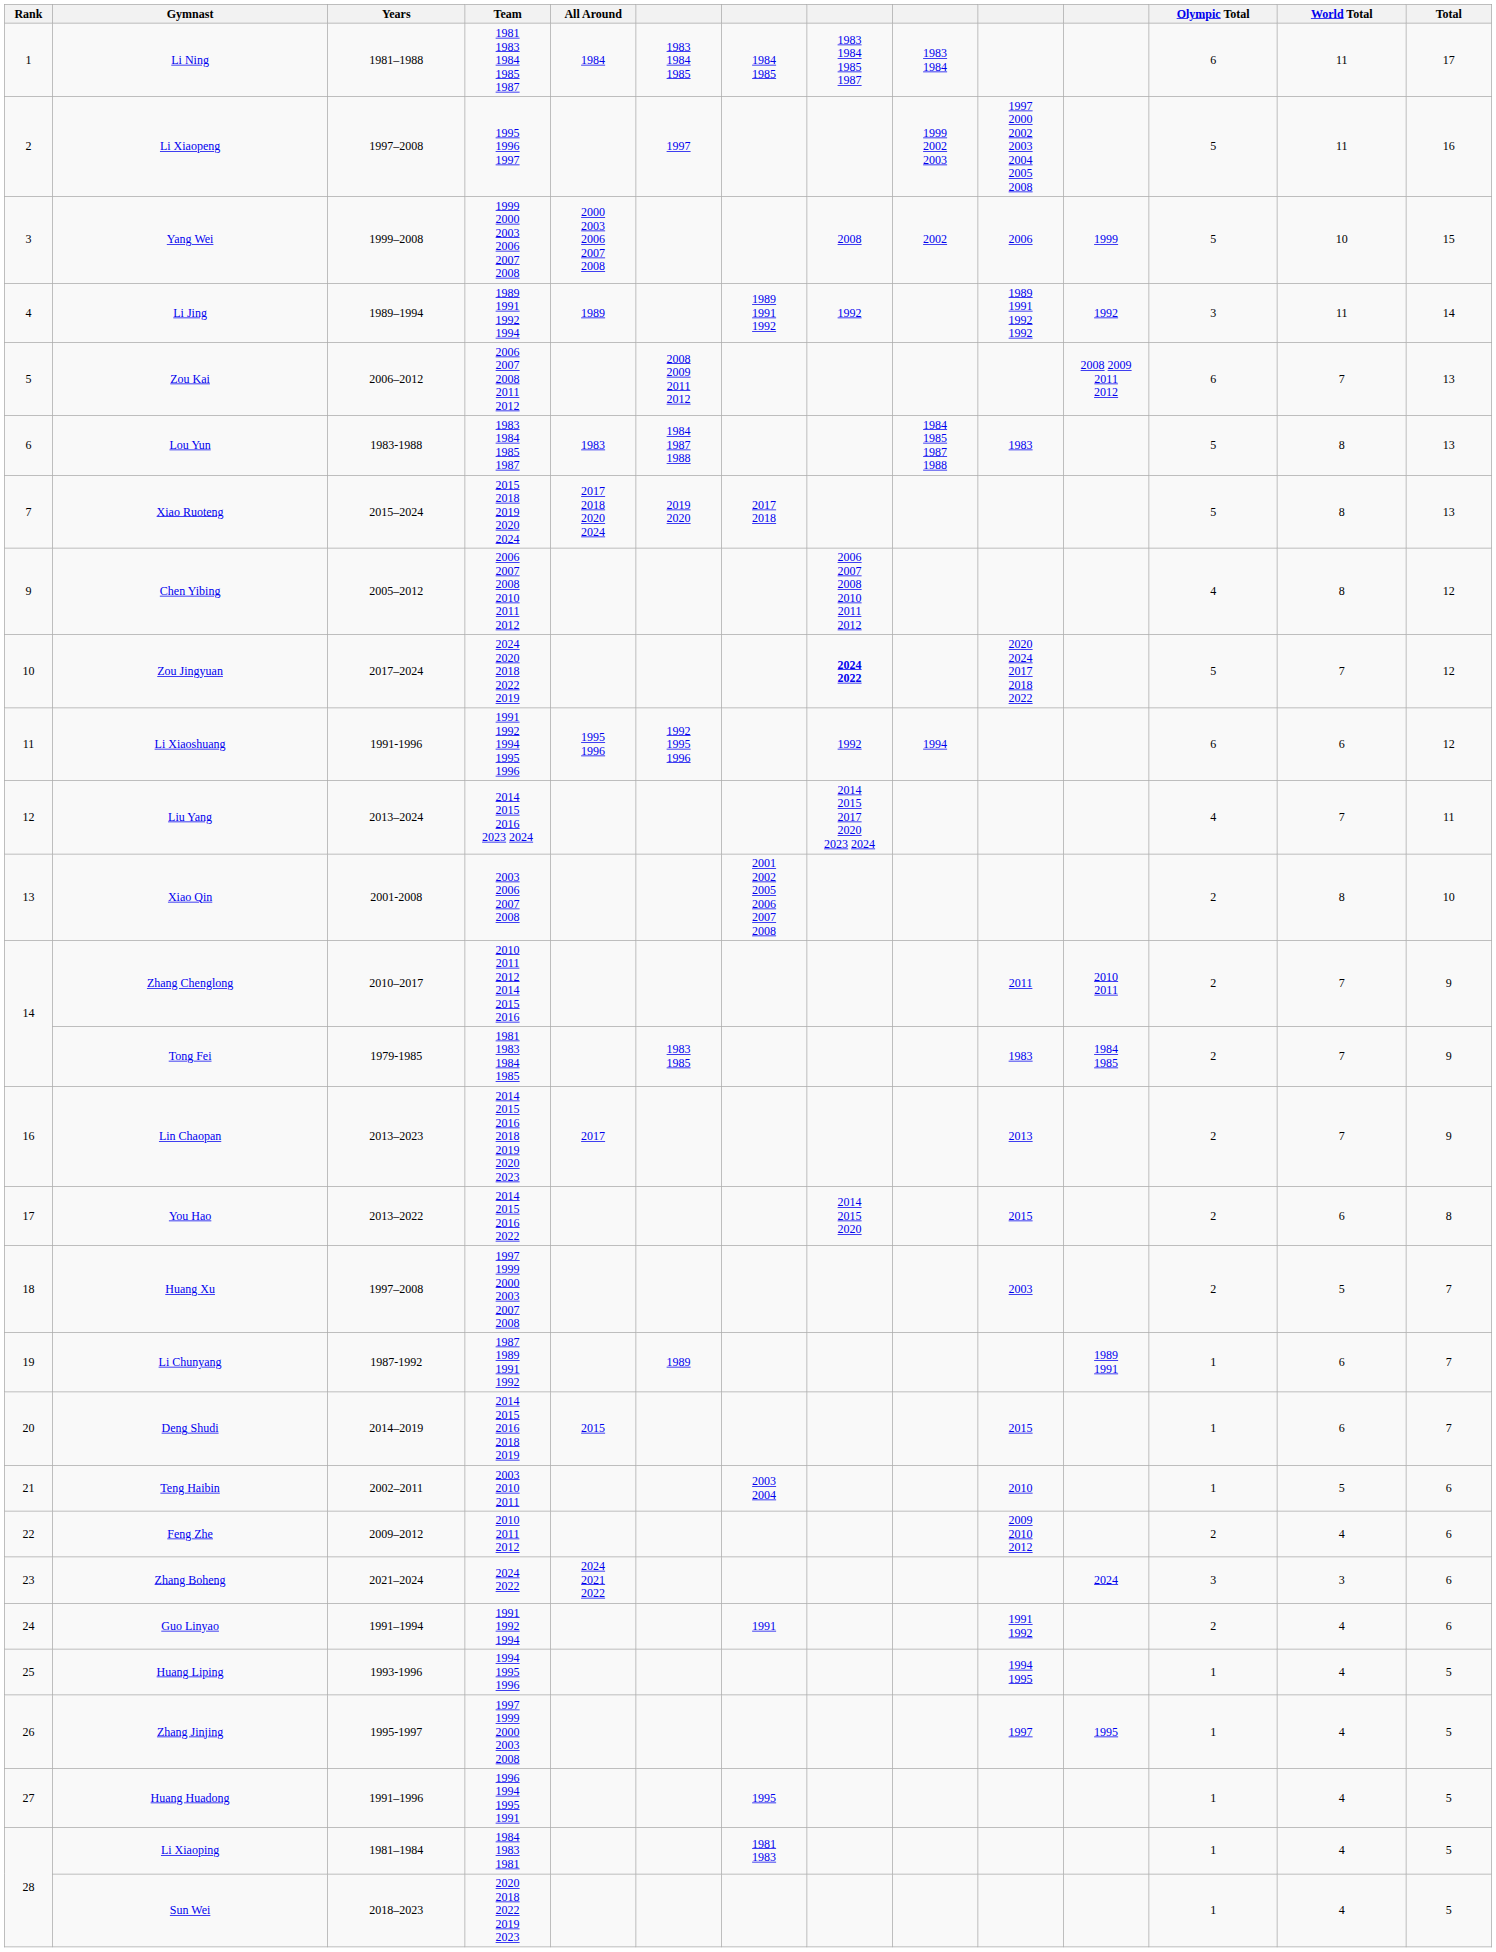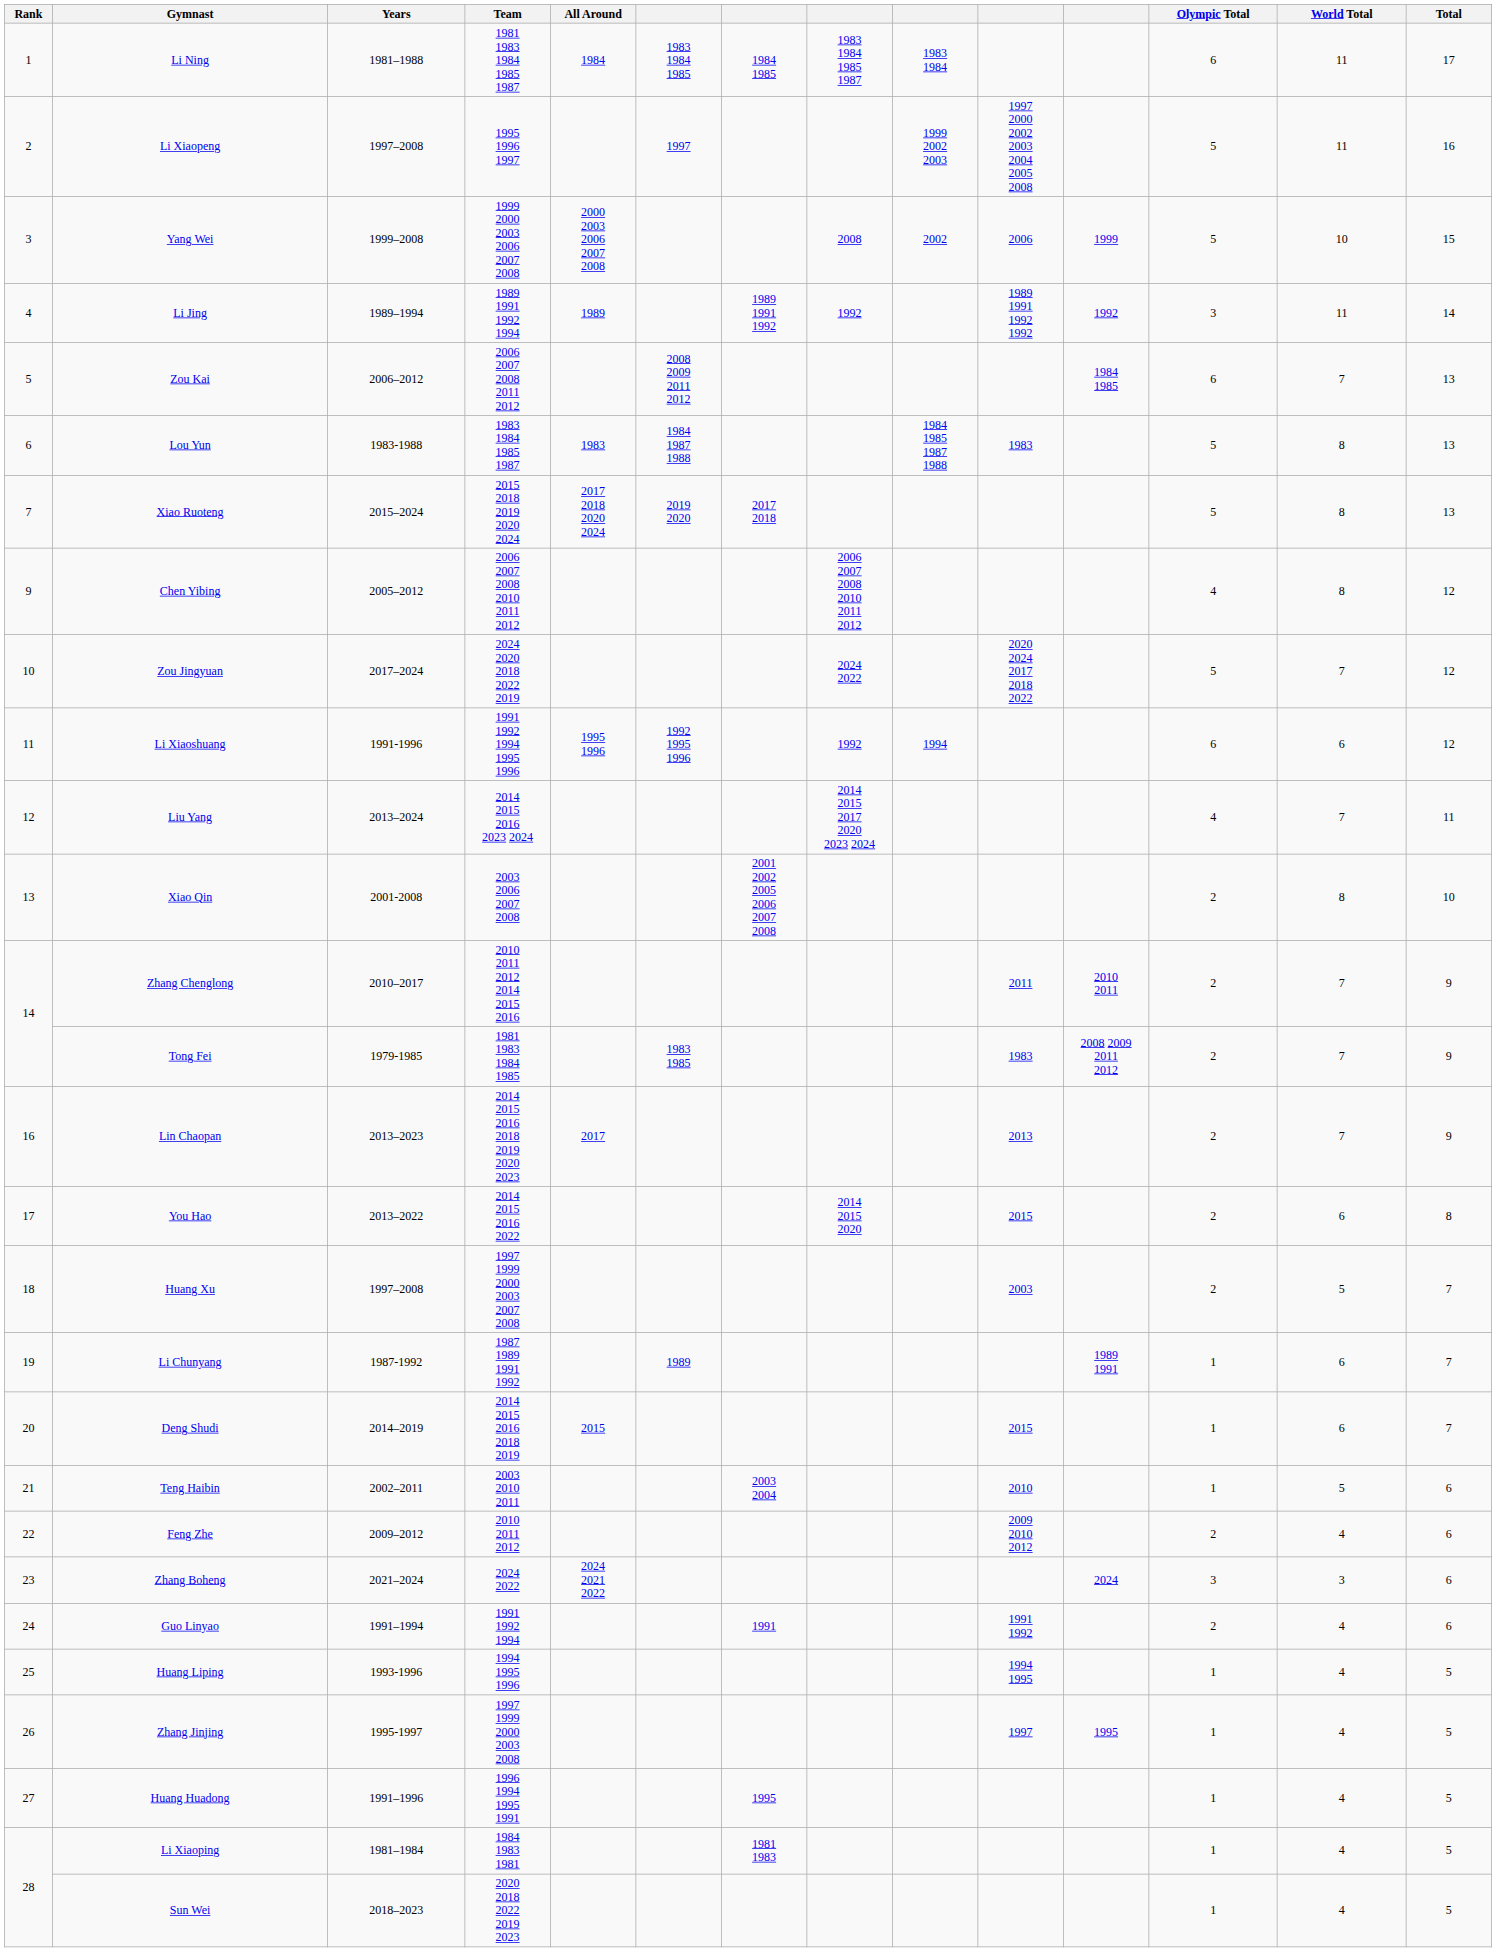(1106, 379) 2008 2009 2011 2012 -> (1106, 379) 1984 1985
(850, 671) bold -> (850, 671) normal
(1106, 1056) 1984 1985 -> (1106, 1056) 2008 2009 2011 2012
